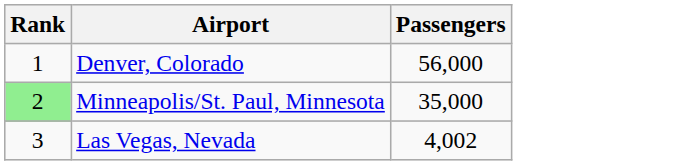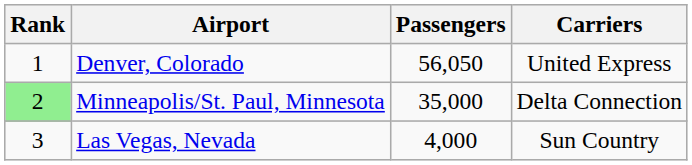+ column: (599, 24)
(451, 62) 56,000 -> (451, 62) 56,050
(451, 140) 4,002 -> (451, 140) 4,000
